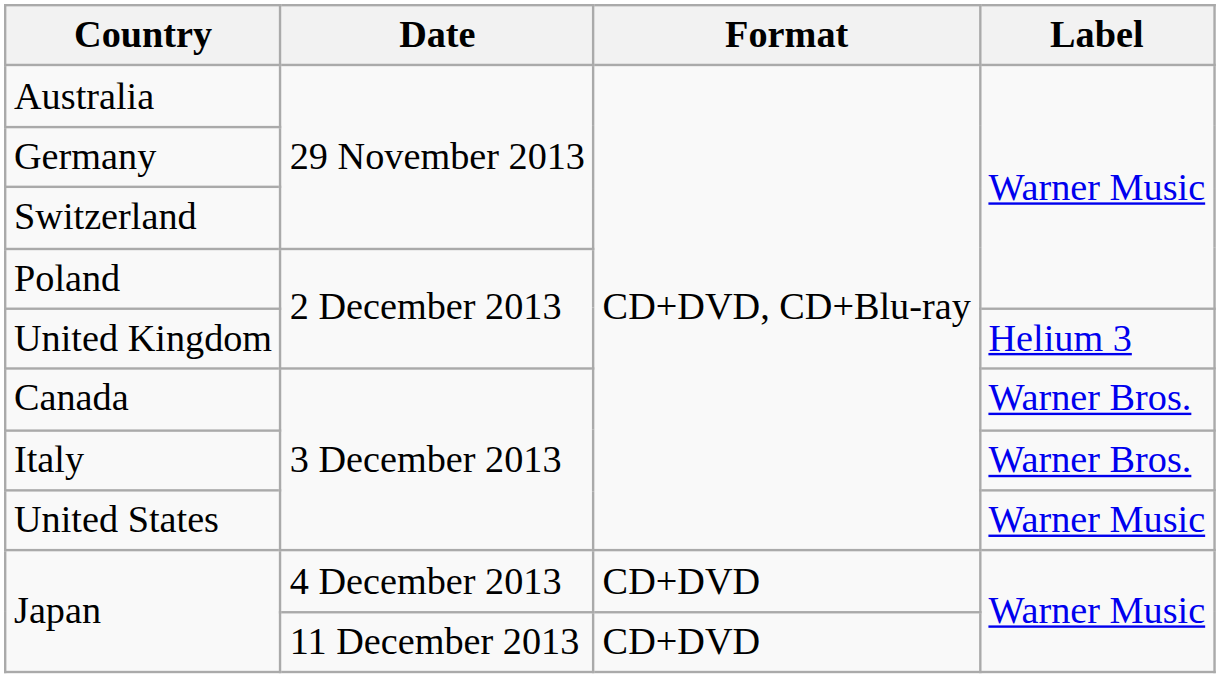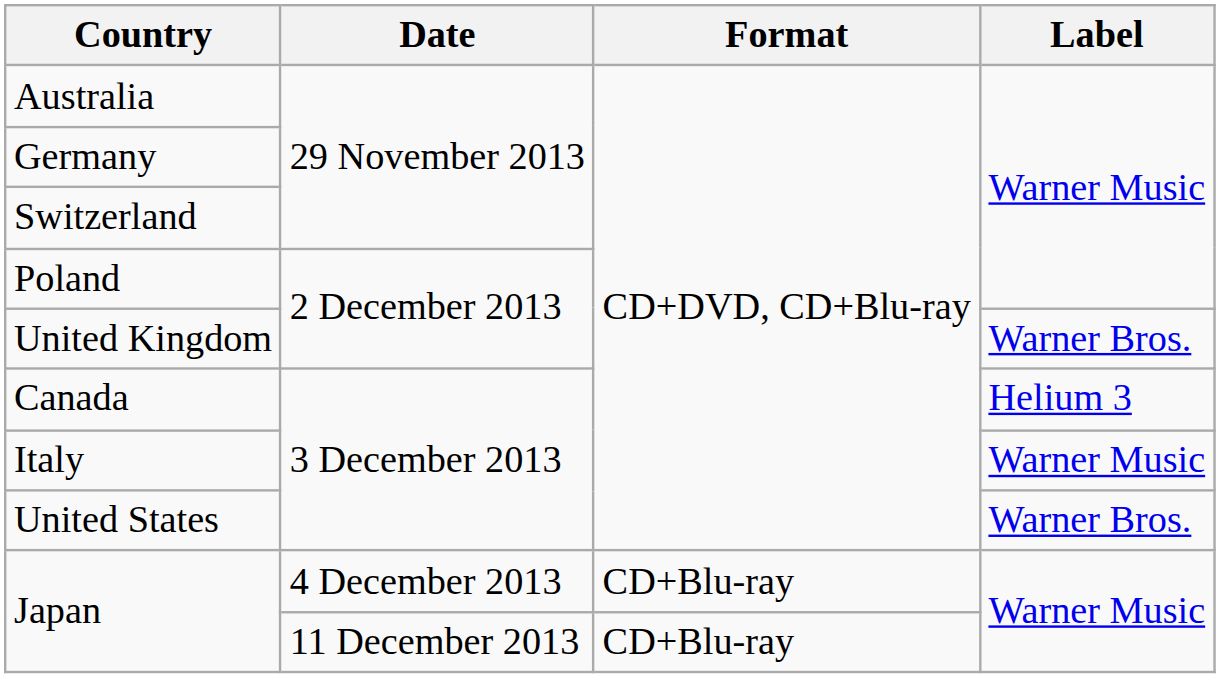(1060, 338) Helium 3 -> (1090, 338) Warner Bros.
(1090, 398) Warner Bros. -> (1060, 398) Helium 3
(1090, 459) Warner Bros. -> (1097, 459) Warner Music
(1097, 519) Warner Music -> (1090, 519) Warner Bros.
(681, 580) CD+DVD -> (698, 580) CD+Blu-ray
(681, 641) CD+DVD -> (698, 641) CD+Blu-ray
